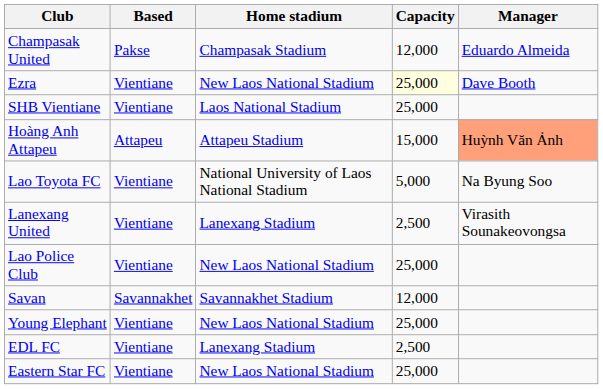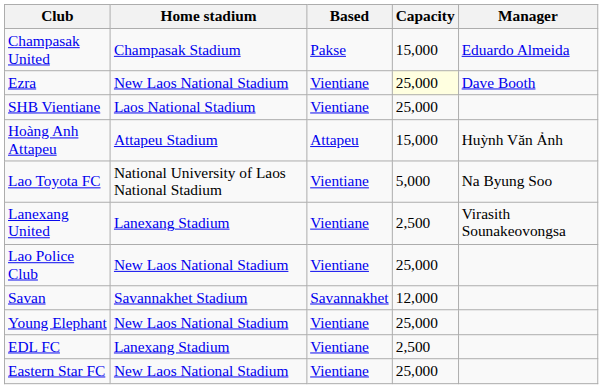columns swapped: (153, 16) <-> (294, 16)
(417, 49) 12,000 -> (417, 49) 15,000
(512, 140) lightsalmon background -> (512, 140) no background
